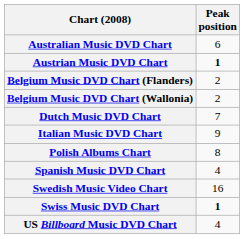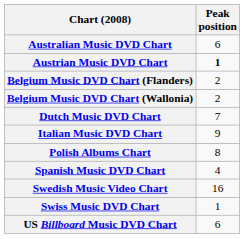(218, 206) bold -> (218, 206) normal
(218, 224) 4 -> (218, 224) 6
